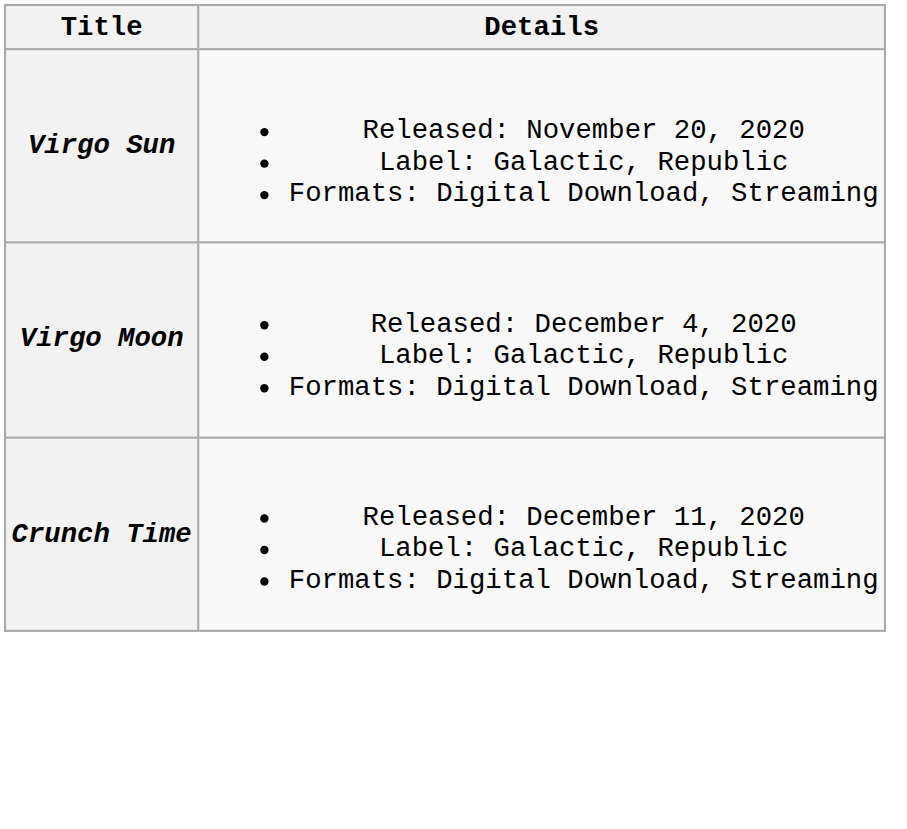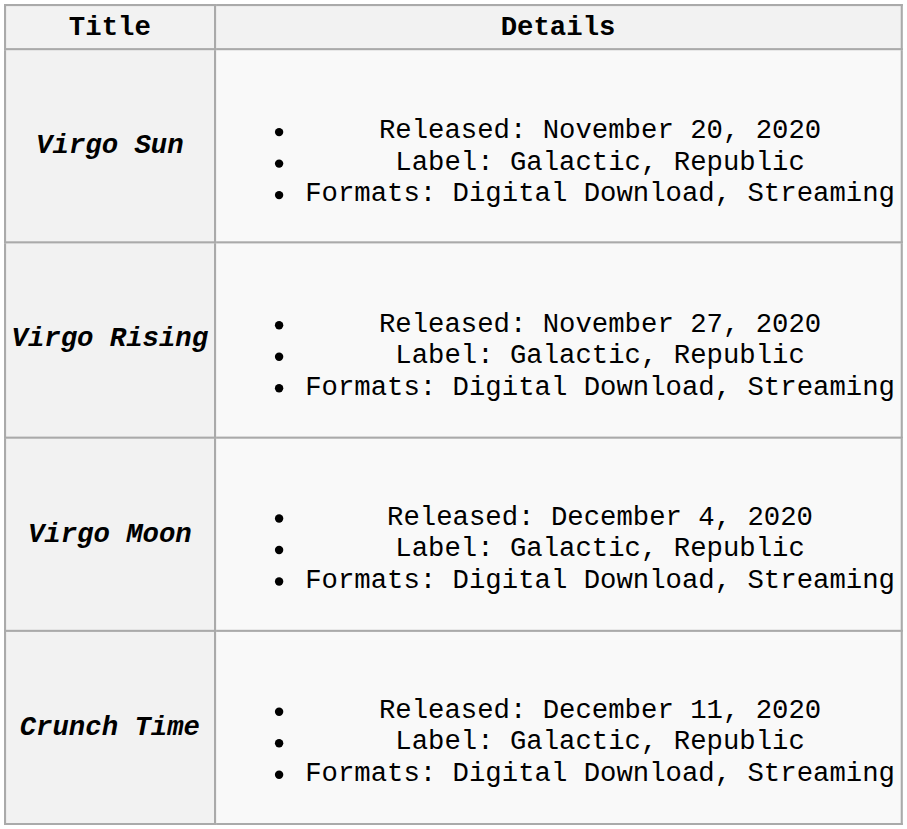+ row: (110, 340)
